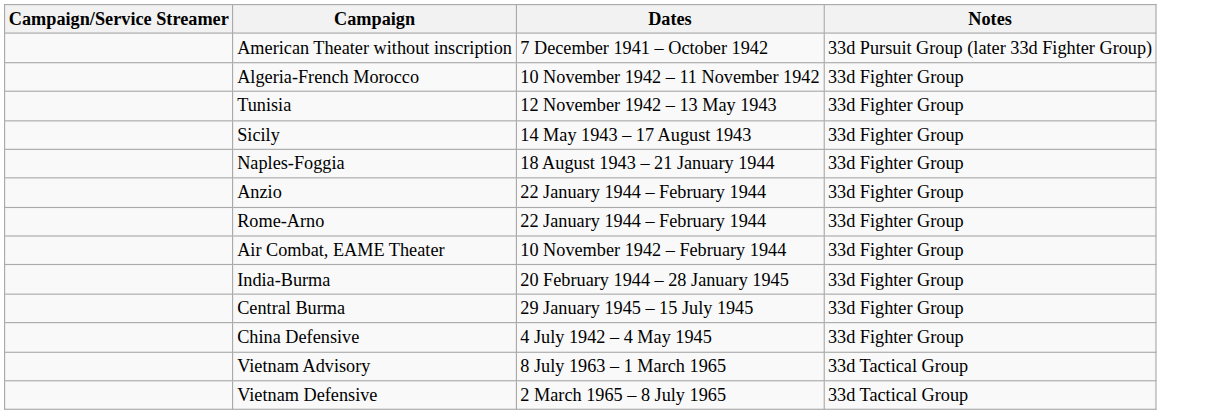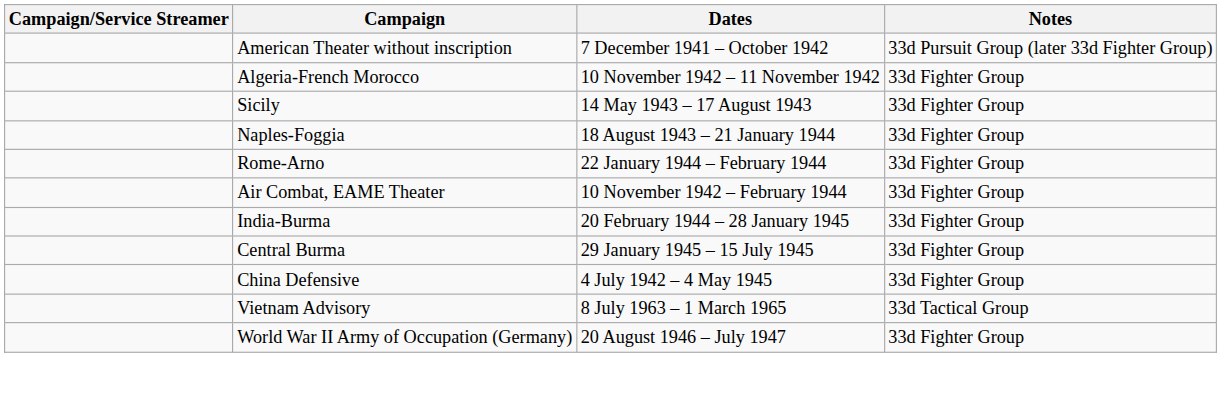- row: (264, 105)
- row: (259, 192)
- row: (307, 395)
+ row: (405, 337)
